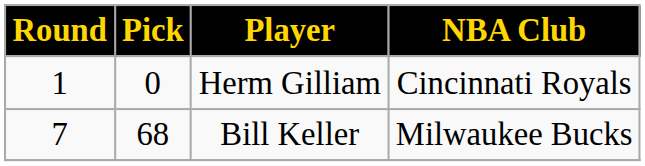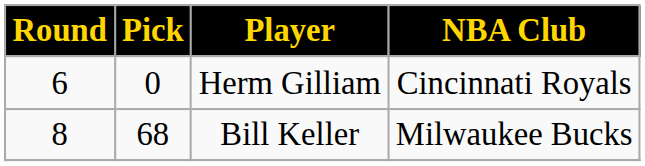(60, 82) 1 -> (60, 82) 6
(60, 133) 7 -> (60, 133) 8
